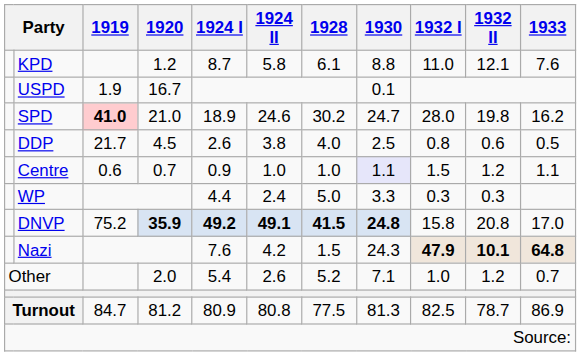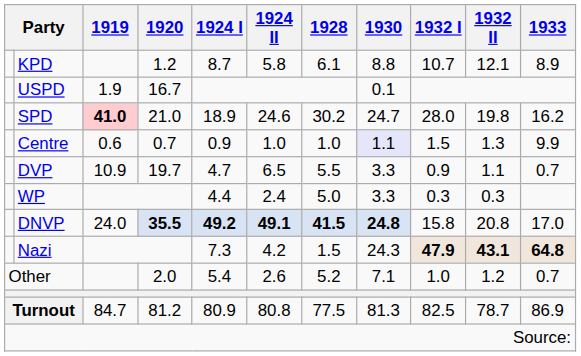(438, 64) 11.0 -> (438, 64) 10.7
(548, 64) 7.6 -> (548, 64) 8.9
- row: (36, 143)
(493, 170) 1.2 -> (493, 143) 1.3
(548, 170) 1.1 -> (548, 143) 9.9
+ row: (35, 170)
(110, 223) 75.2 -> (110, 223) 24.0
(165, 223) 35.9 -> (165, 223) 35.5
(219, 250) 7.6 -> (219, 250) 7.3
(493, 250) 10.1 -> (493, 250) 43.1
